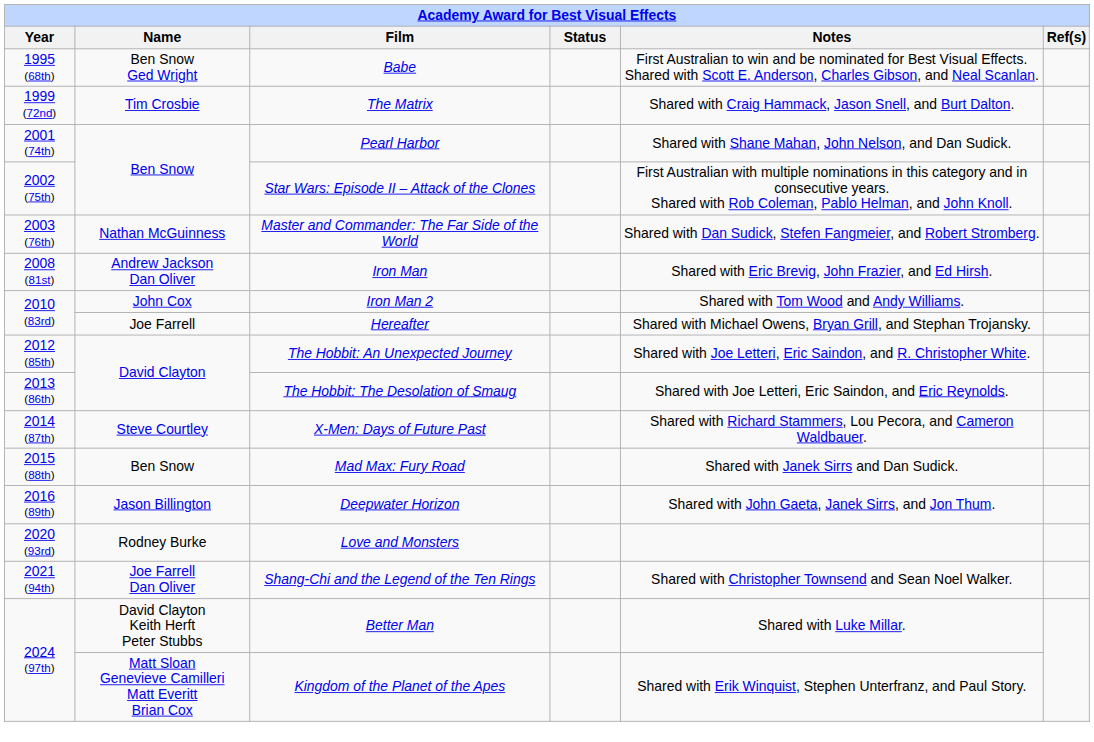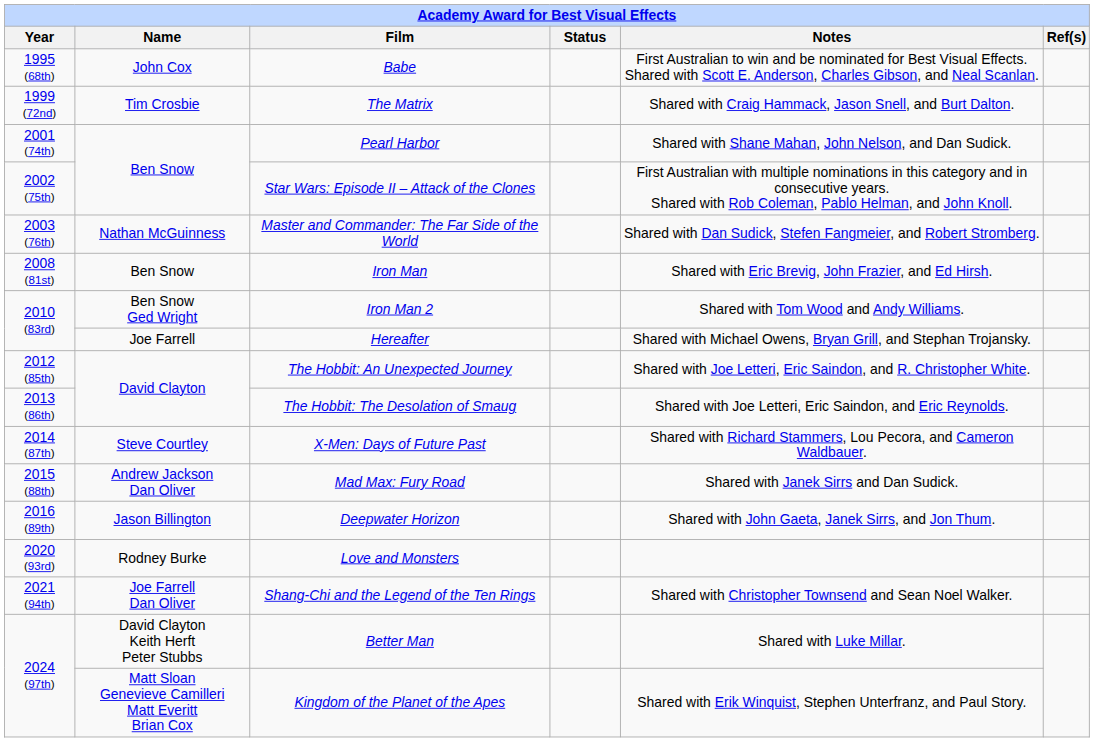(162, 67) Ben Snow Ged Wright -> (162, 67) John Cox
(162, 271) Andrew Jackson Dan Oliver -> (162, 271) Ben Snow
(162, 301) John Cox -> (162, 309) Ben Snow Ged Wright
(162, 466) Ben Snow -> (162, 482) Andrew Jackson Dan Oliver
